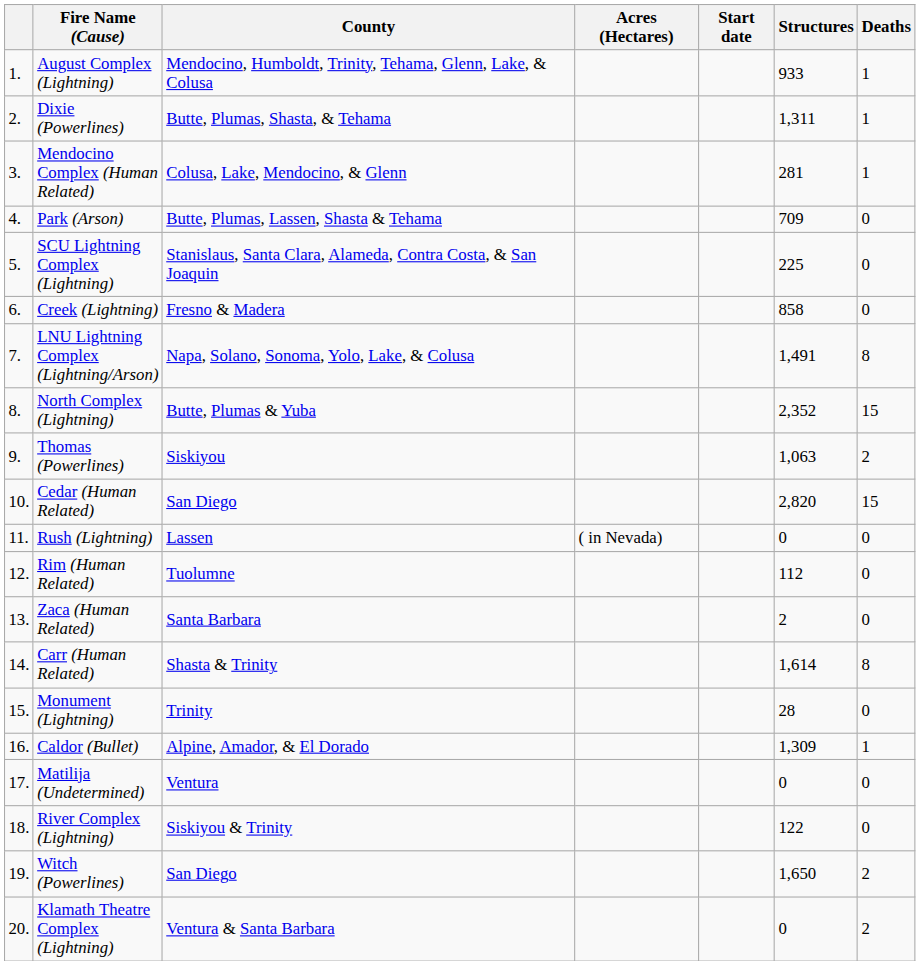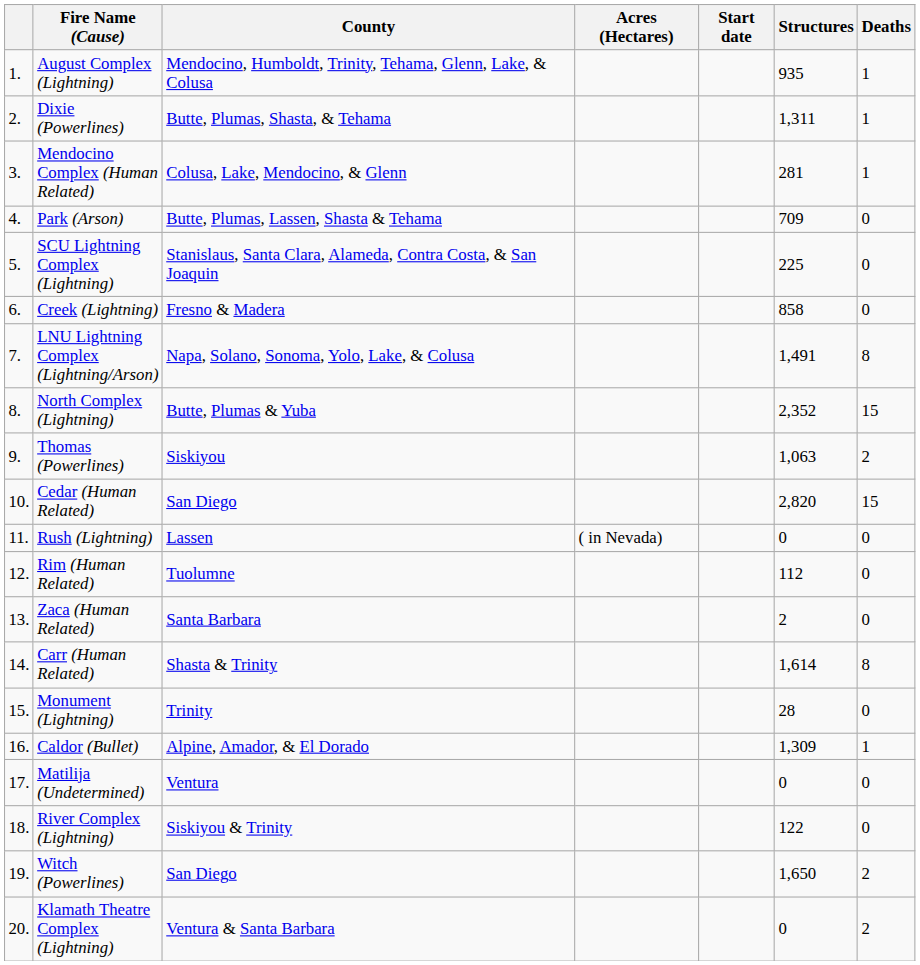(791, 72) 933 -> (791, 72) 935
